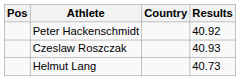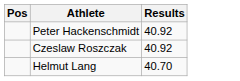- column: (166, 13)
(206, 48) 40.93 -> (158, 48) 40.92
(206, 66) 40.73 -> (158, 66) 40.70
